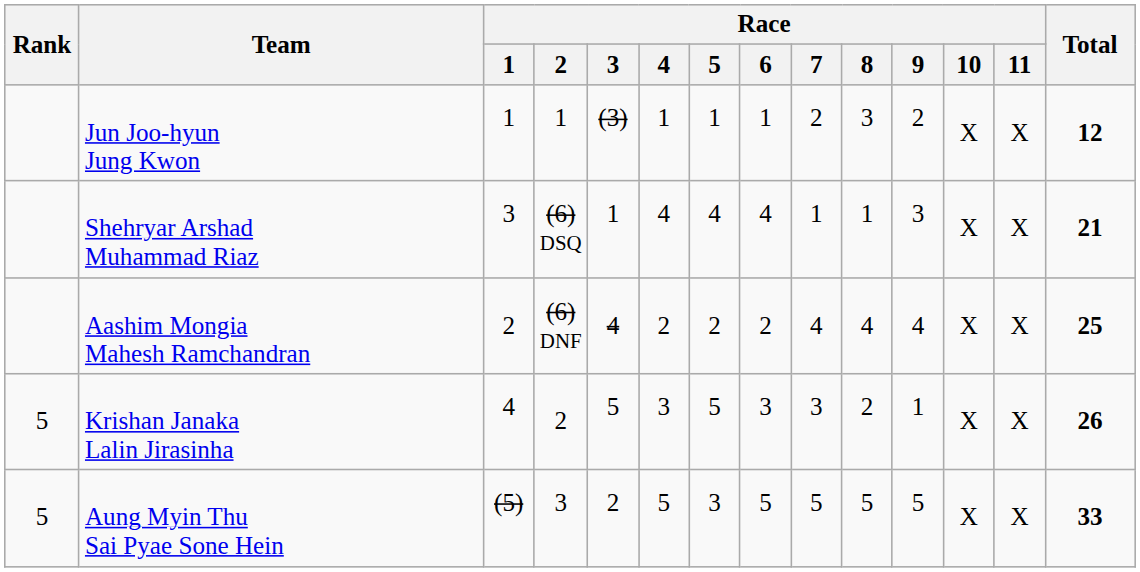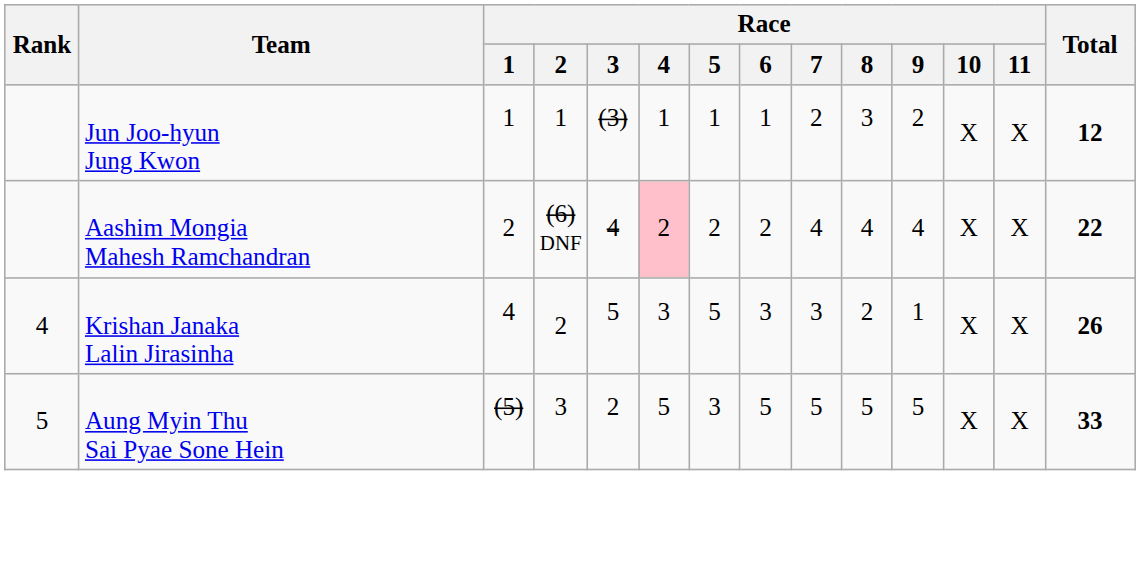- row: (172, 242)
(664, 325) no background -> (664, 228) pink background
(1090, 325) 25 -> (1090, 228) 22
(42, 421) 5 -> (42, 325) 4
